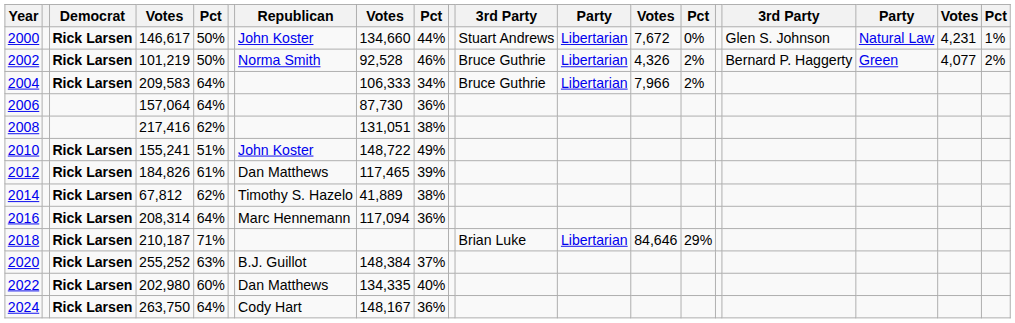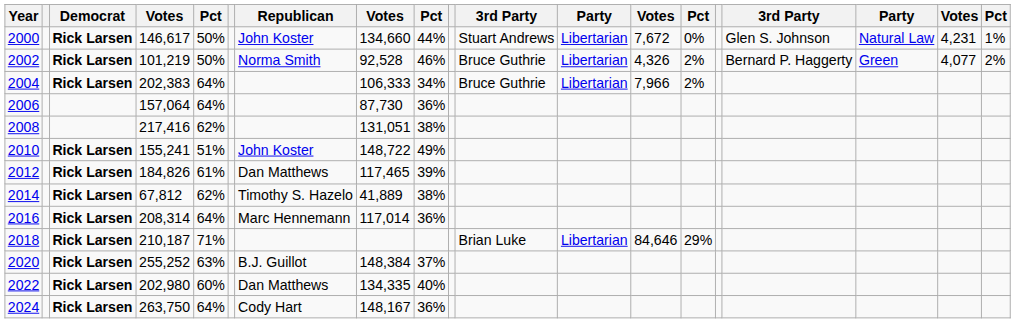(165, 83) 209,583 -> (165, 83) 202,383
(385, 217) 117,094 -> (385, 217) 117,014
